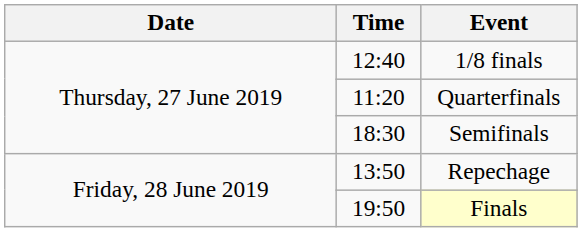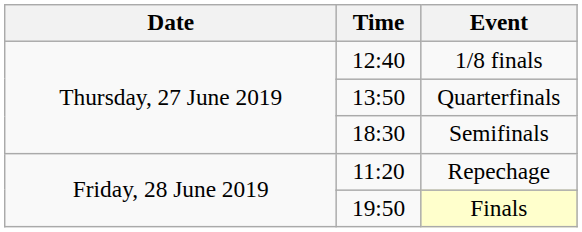(379, 97) 11:20 -> (379, 97) 13:50
(379, 171) 13:50 -> (379, 171) 11:20
